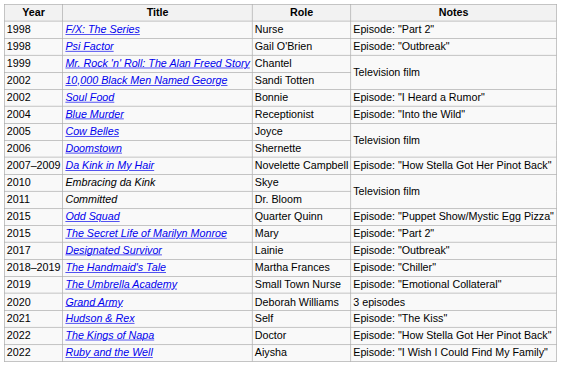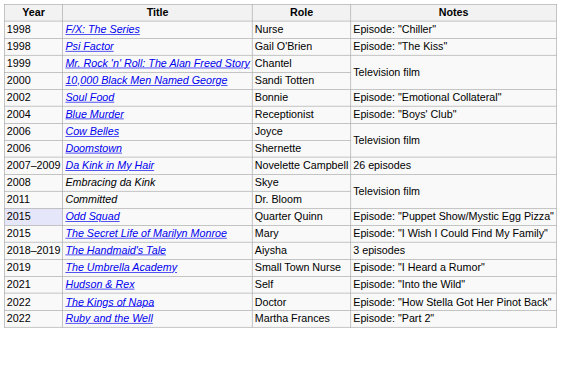(394, 30) Episode: "Part 2" -> (395, 30) Episode: "Chiller"
(401, 47) Episode: "Outbreak" -> (400, 47) Episode: "The Kiss"
(19, 81) 2002 -> (19, 81) 2000
(419, 98) Episode: "I Heard a Rumor" -> (427, 98) Episode: "Emotional Collateral"
(409, 115) Episode: "Into the Wild" -> (405, 115) Episode: "Boys' Club"
(19, 132) 2005 -> (19, 132) 2006
(452, 166) Episode: "How Stella Got Her Pinot Back" -> (382, 166) 26 episodes
(19, 183) 2010 -> (19, 183) 2008
(19, 217) no background -> (19, 217) lavender background
(394, 234) Episode: "Part 2" -> (451, 234) Episode: "I Wish I Could Find My Family"
- row: (114, 251)
(292, 268) Martha Frances -> (271, 251) Aiysha
(395, 268) Episode: "Chiller" -> (379, 251) 3 episodes
(427, 285) Episode: "Emotional Collateral" -> (419, 268) Episode: "I Heard a Rumor"
- row: (94, 302)
(400, 319) Episode: "The Kiss" -> (409, 285) Episode: "Into the Wild"
(271, 353) Aiysha -> (292, 319) Martha Frances
(451, 353) Episode: "I Wish I Could Find My Family" -> (394, 319) Episode: "Part 2"
